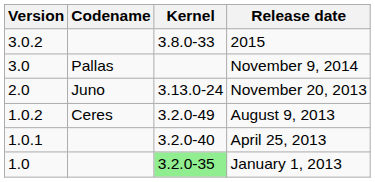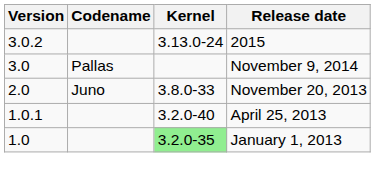(186, 41) 3.8.0-33 -> (191, 41) 3.13.0-24
(191, 90) 3.13.0-24 -> (186, 90) 3.8.0-33
- row: (283, 115)
